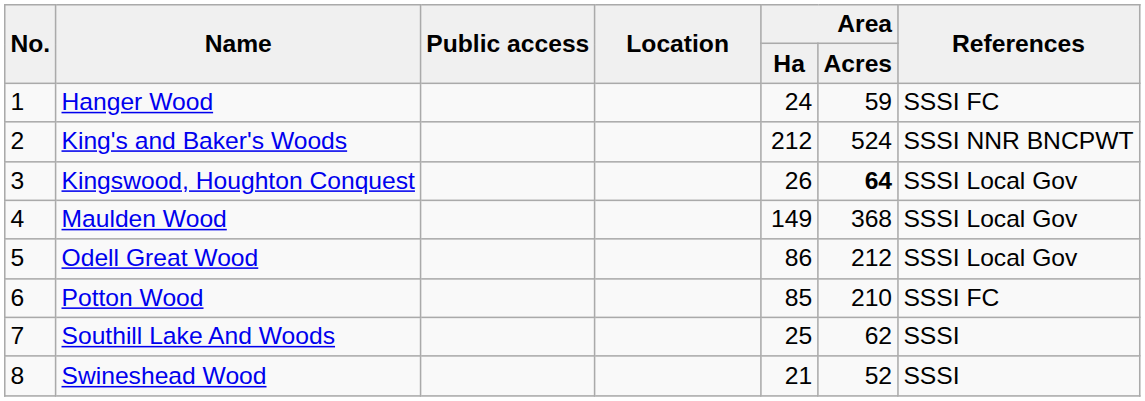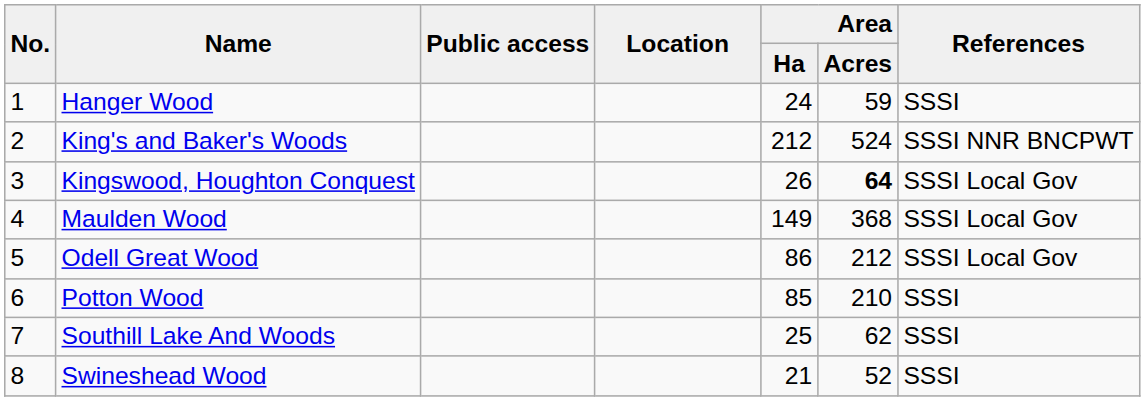(951, 102) SSSI FC -> (932, 102) SSSI
(951, 297) SSSI FC -> (932, 297) SSSI
